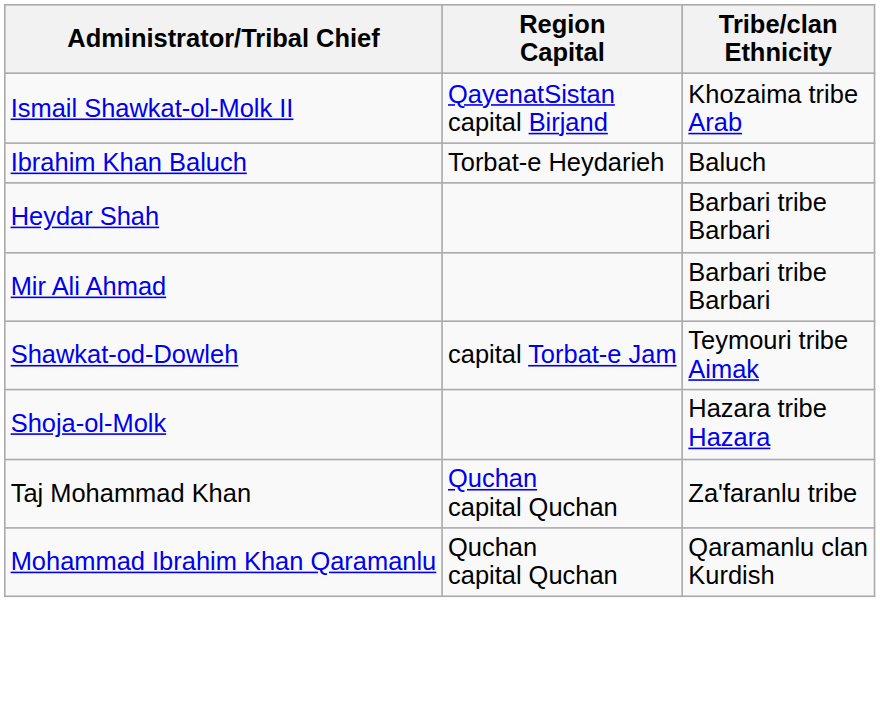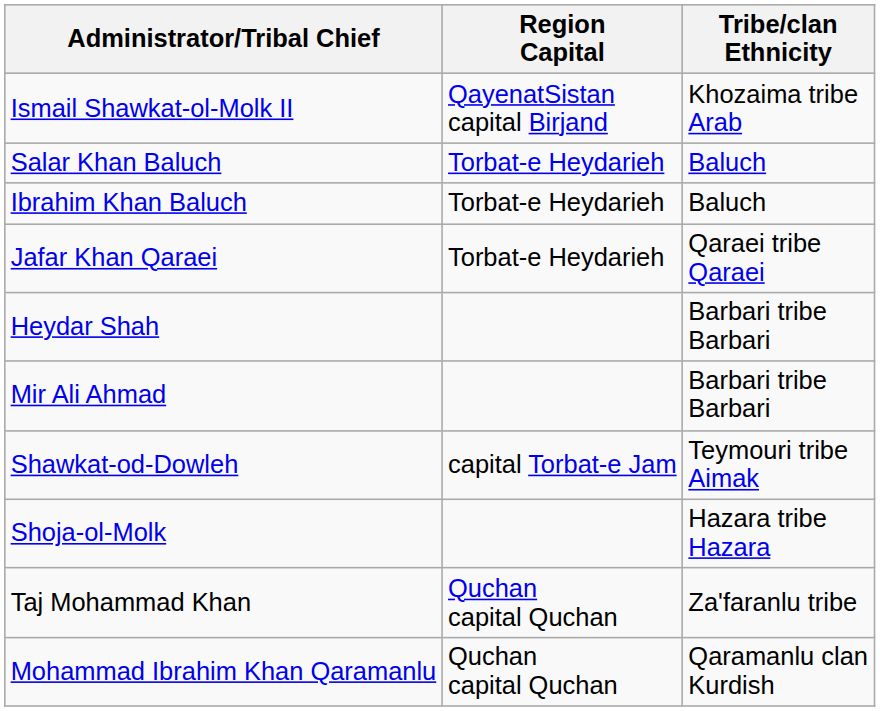+ row: (116, 162)
+ row: (114, 257)
